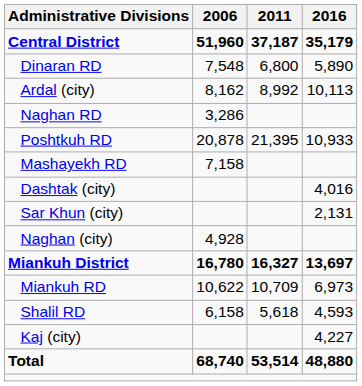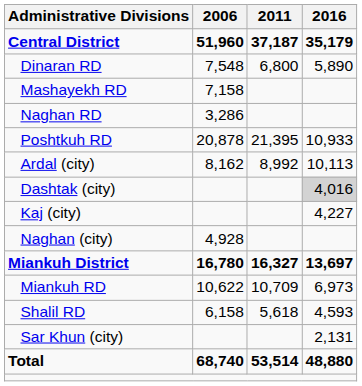rows swapped: (74, 164) <-> (58, 90)
(334, 189) no background -> (334, 189) lightgrey background
rows swapped: (51, 336) <-> (72, 213)
